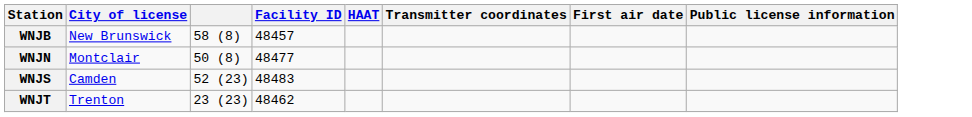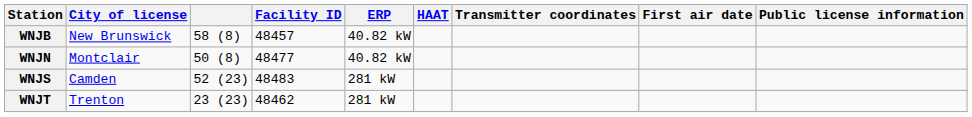+ column: (379, 15)
